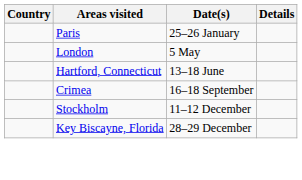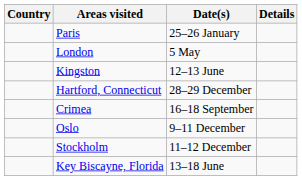+ row: (78, 71)
(197, 71) 13–18 June -> (210, 90) 28–29 December
+ row: (67, 128)
(210, 128) 28–29 December -> (197, 166) 13–18 June
